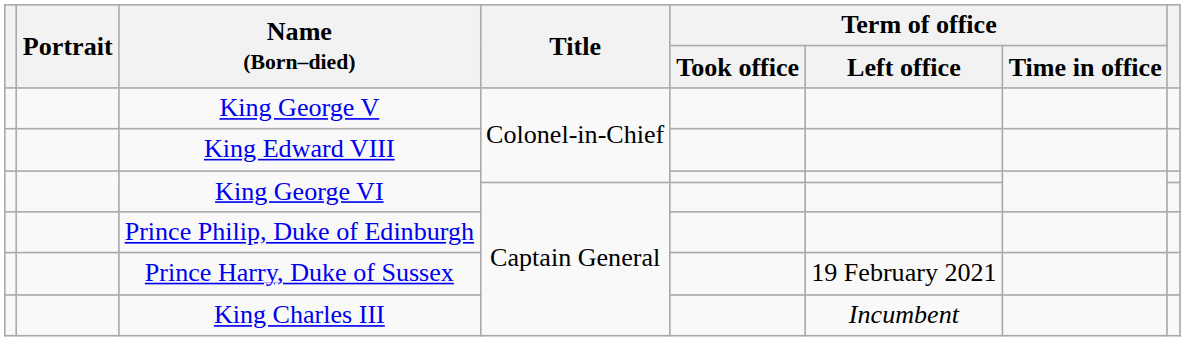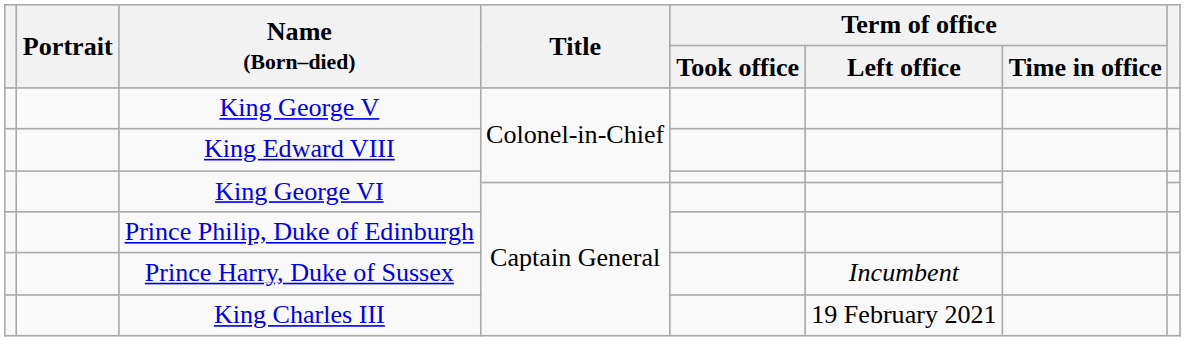(904, 273) 19 February 2021 -> (904, 273) Incumbent
(904, 314) Incumbent -> (904, 314) 19 February 2021
